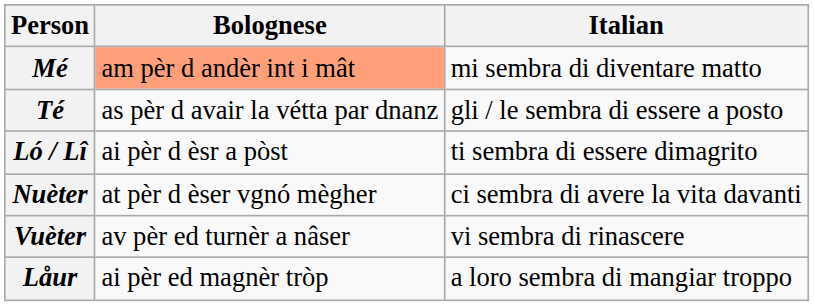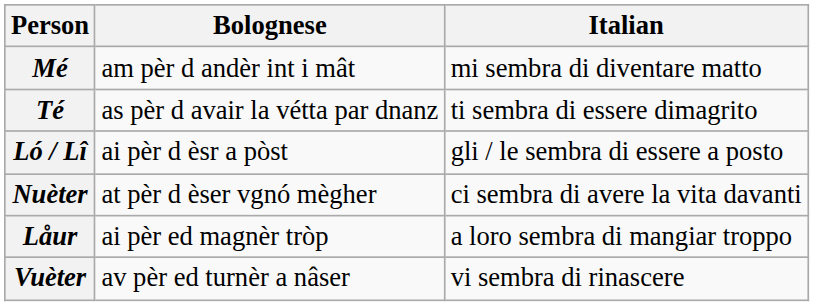(228, 67) lightsalmon background -> (228, 67) no background
(617, 109) gli / le sembra di essere a posto -> (604, 109) ti sembra di essere dimagrito
(604, 151) ti sembra di essere dimagrito -> (617, 151) gli / le sembra di essere a posto
rows swapped: (50, 236) <-> (50, 278)
